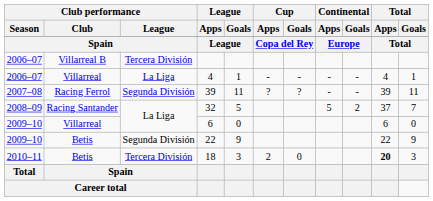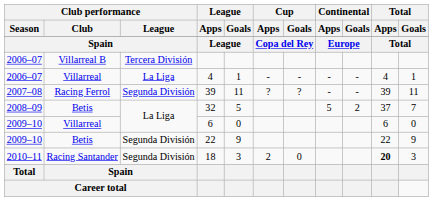(82, 108) Racing Santander -> (82, 108) Betis
(82, 156) Betis -> (82, 156) Racing Santander
(159, 156) Tercera División -> (159, 156) Segunda División
